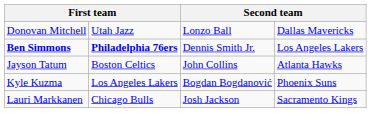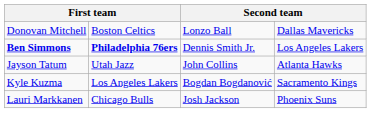(113, 30) Utah Jazz -> (123, 30) Boston Celtics
(123, 64) Boston Celtics -> (113, 64) Utah Jazz
(307, 82) Phoenix Suns -> (317, 82) Sacramento Kings
(317, 99) Sacramento Kings -> (307, 99) Phoenix Suns
